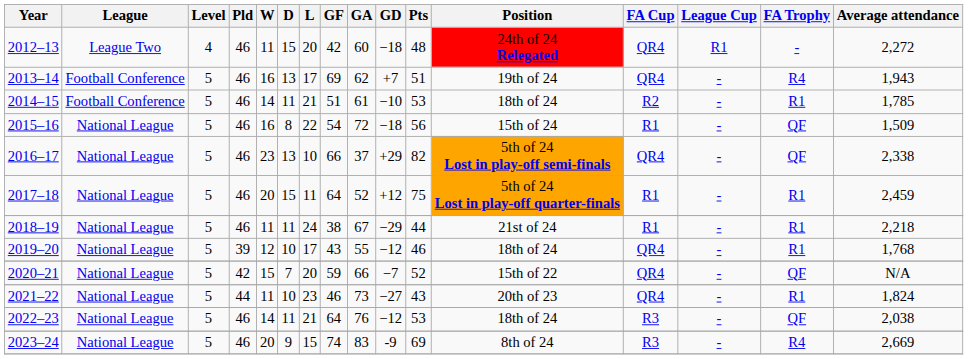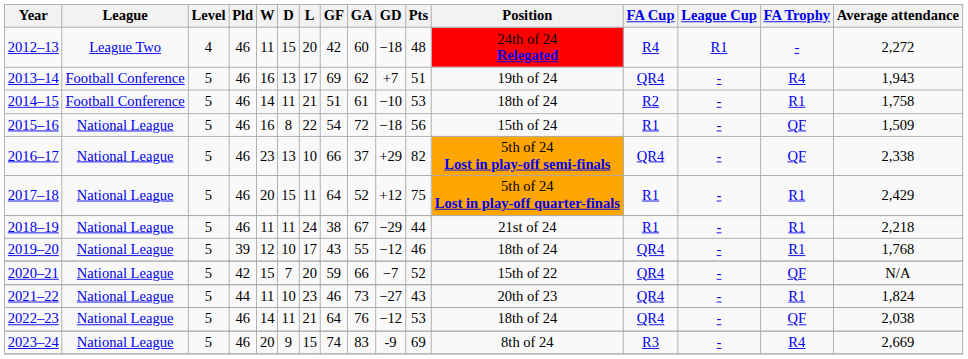(651, 47) QR4 -> (651, 47) R4
(898, 101) 1,785 -> (898, 101) 1,758
(898, 195) 2,459 -> (898, 195) 2,429
(651, 319) R3 -> (651, 319) QR4
